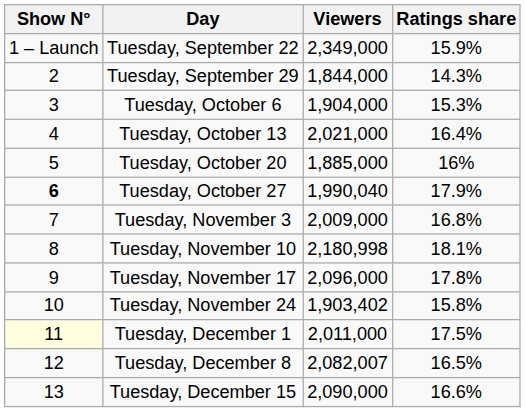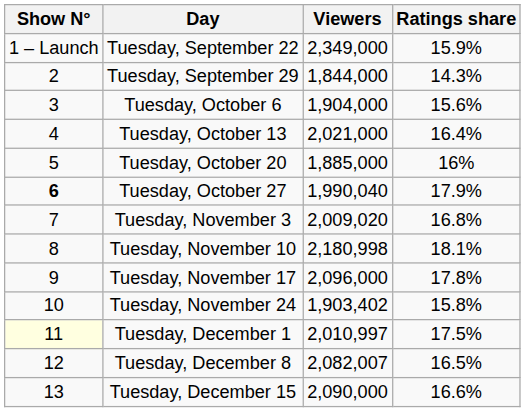(456, 105) 15.3% -> (456, 105) 15.6%
(347, 220) 2,009,000 -> (347, 220) 2,009,020
(347, 335) 2,011,000 -> (347, 335) 2,010,997
